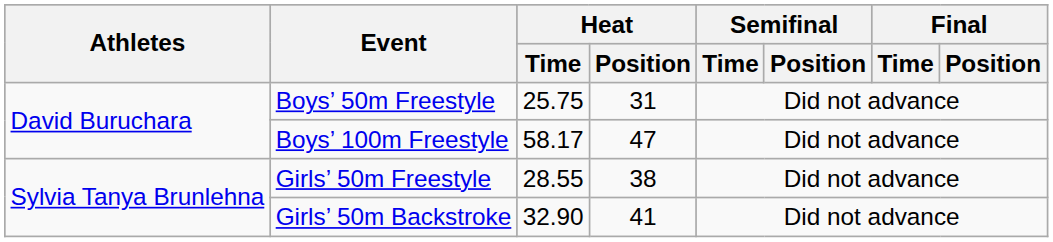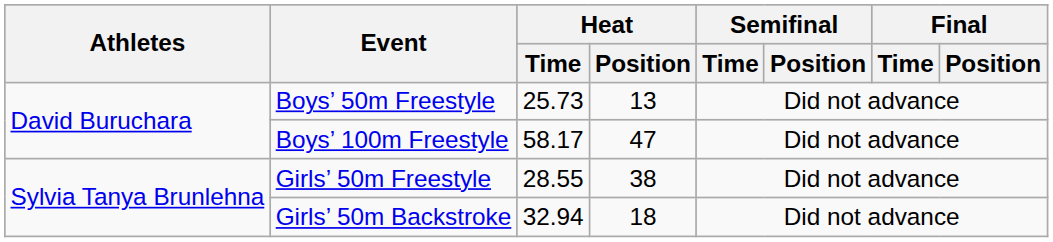(553, 101) 25.75 -> (553, 101) 25.73
(643, 101) 31 -> (643, 101) 13
(553, 217) 32.90 -> (553, 217) 32.94
(643, 217) 41 -> (643, 217) 18
